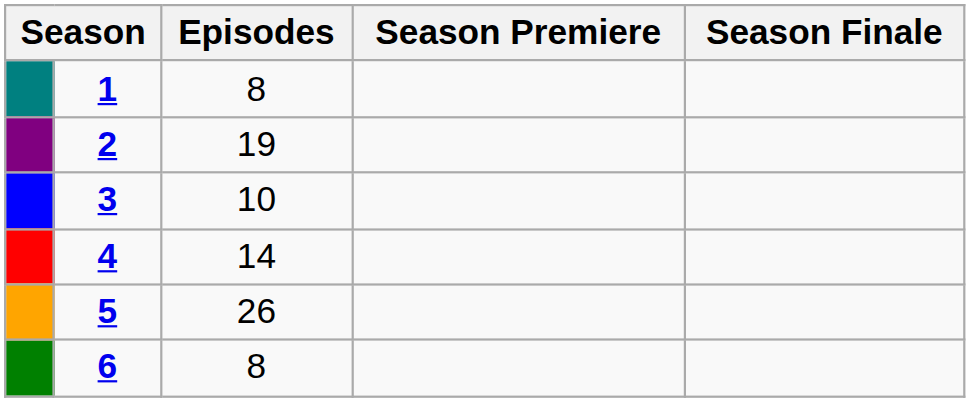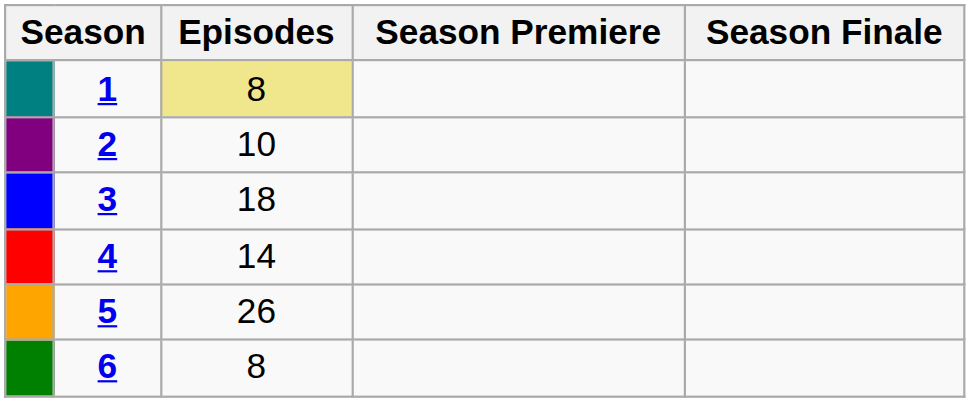(256, 88) no background -> (256, 88) khaki background
(256, 144) 19 -> (256, 144) 10
(256, 199) 10 -> (256, 199) 18
